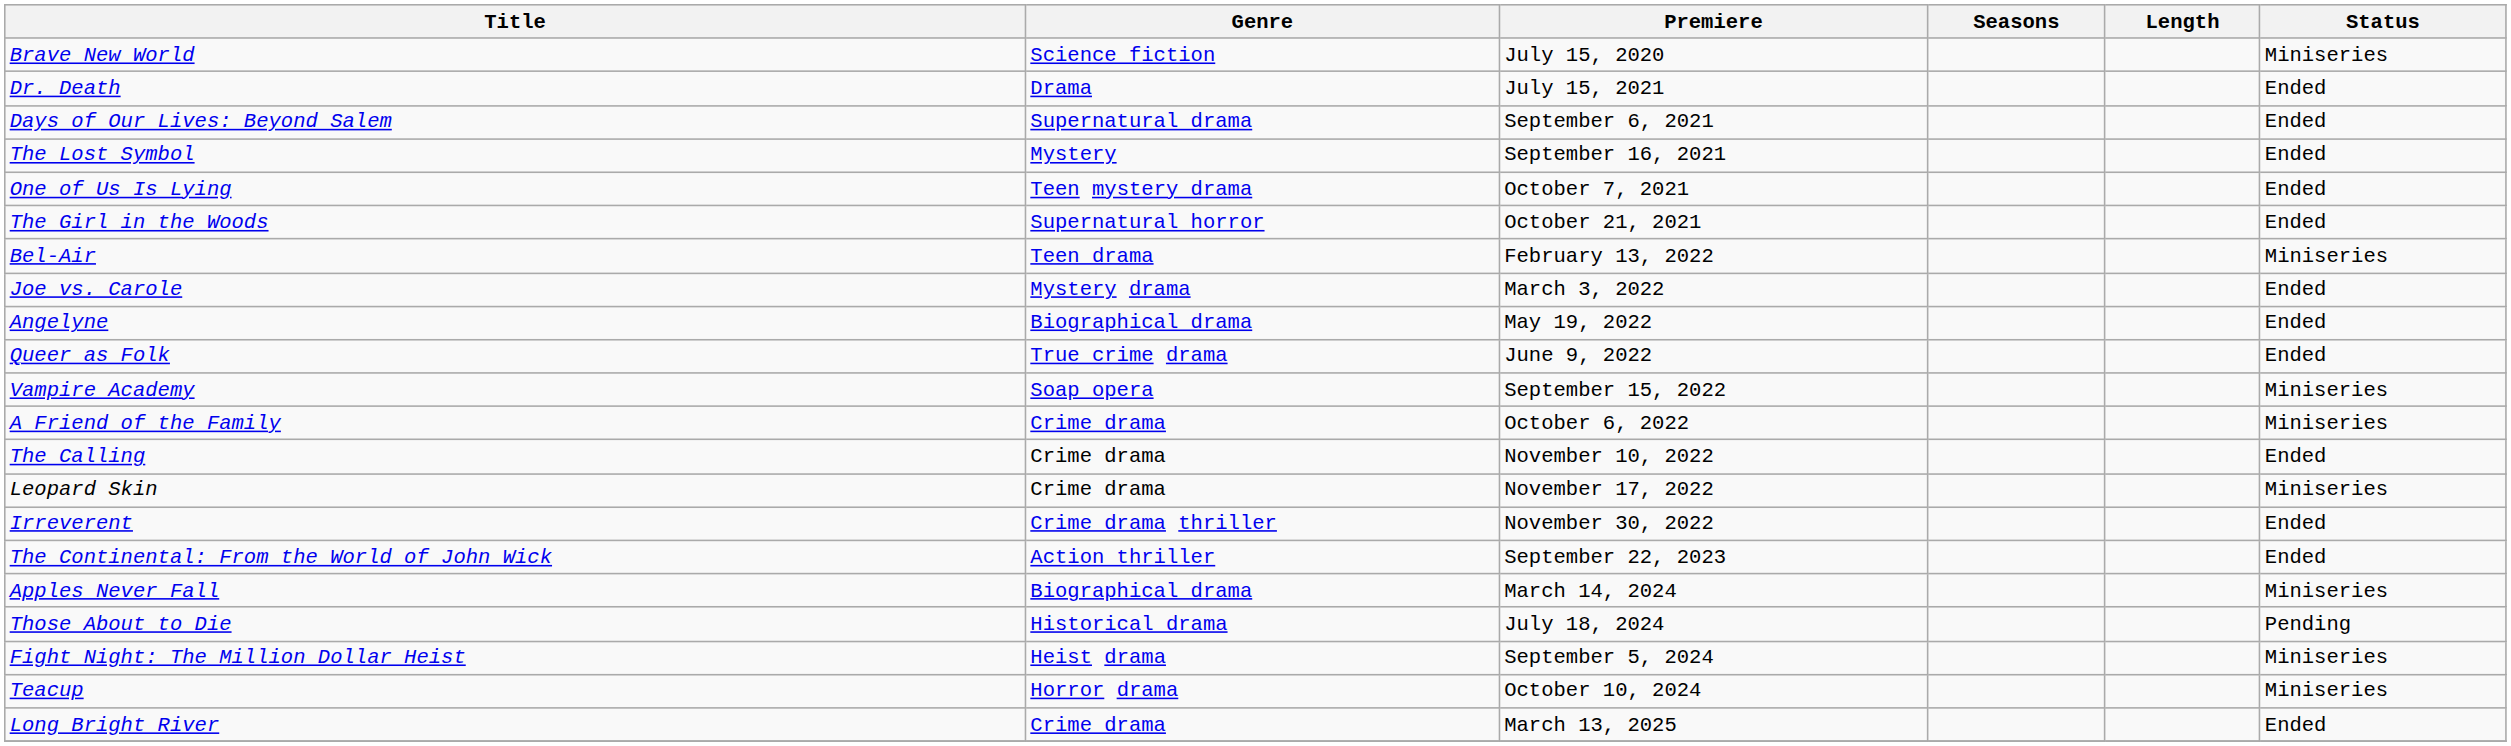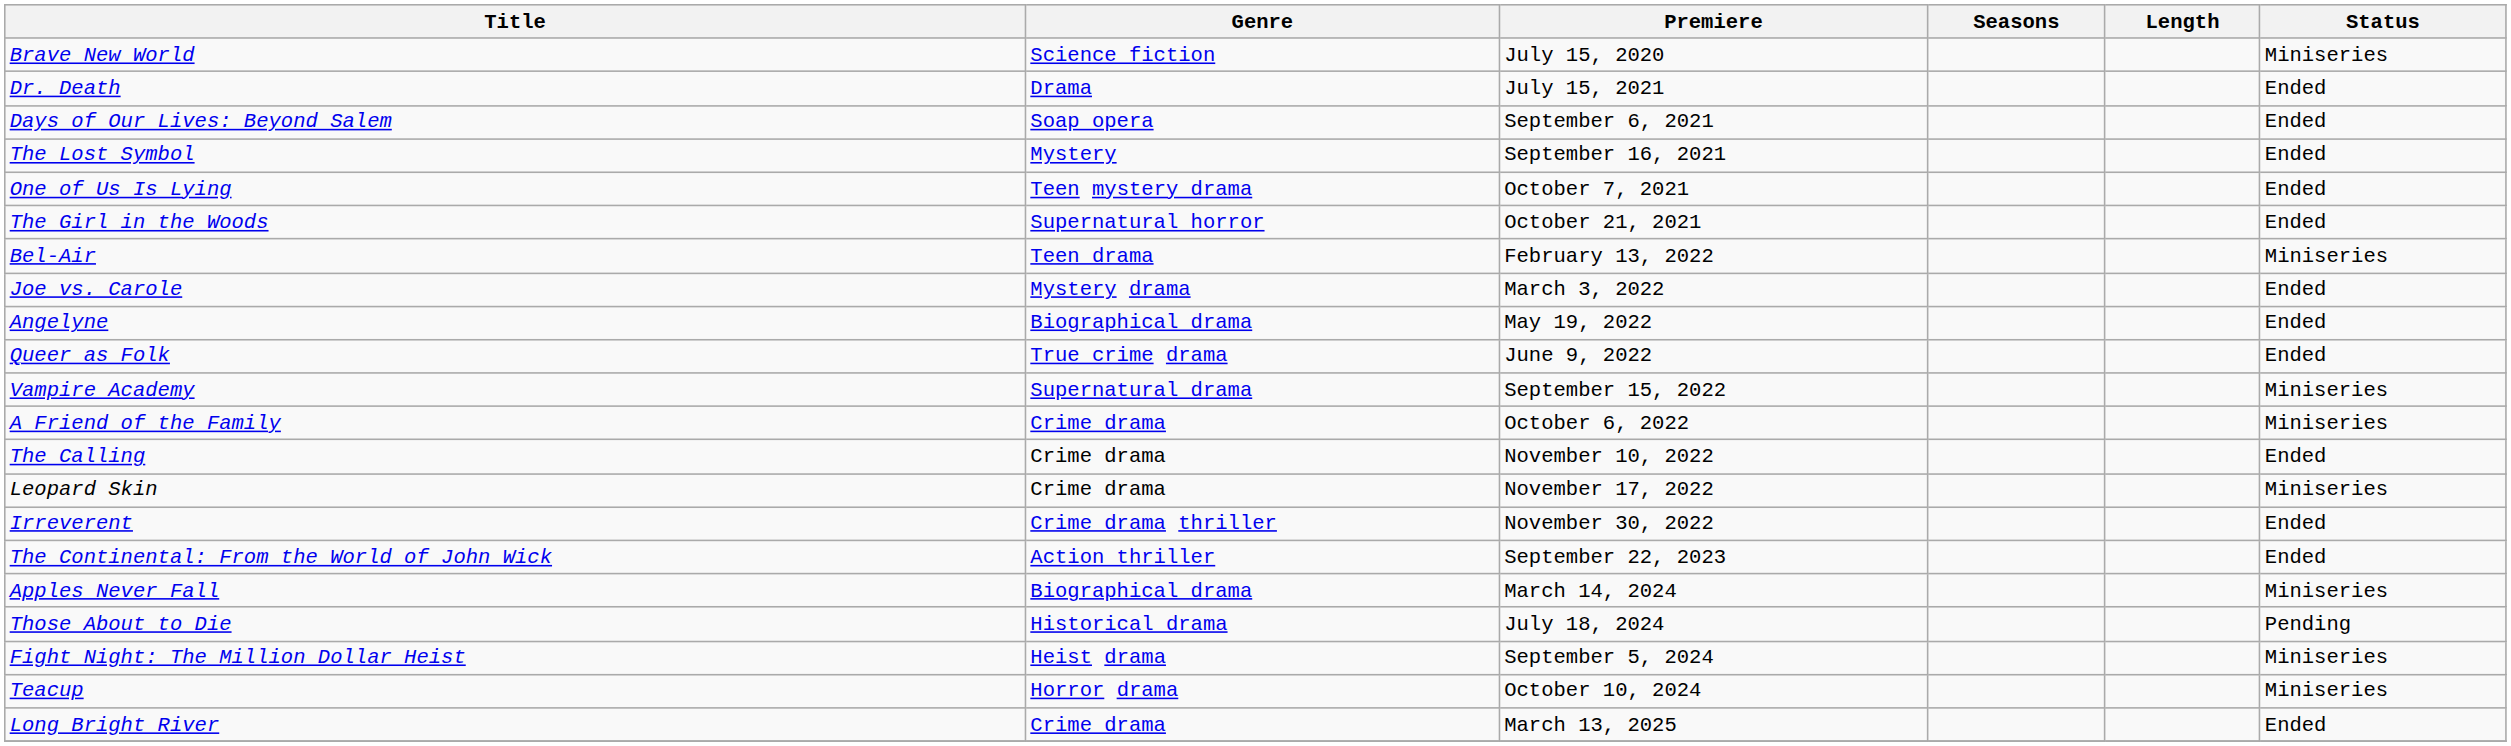(1141, 122) Supernatural drama -> (1092, 122) Soap opera
(1092, 390) Soap opera -> (1141, 390) Supernatural drama
